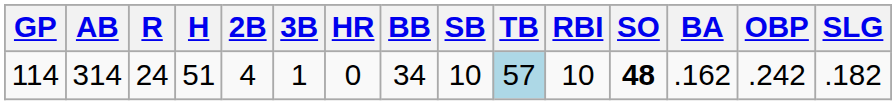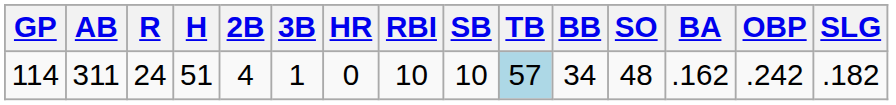columns swapped: (578, 27) <-> (410, 27)
(97, 74) 314 -> (96, 74) 311
(638, 74) bold -> (636, 74) normal
